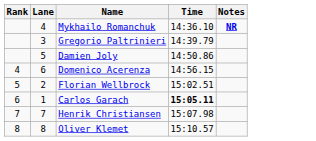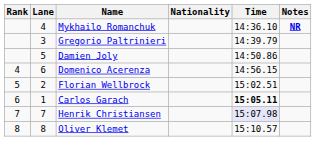+ column: (200, 12)
(192, 114) no background -> (256, 114) lavender background
